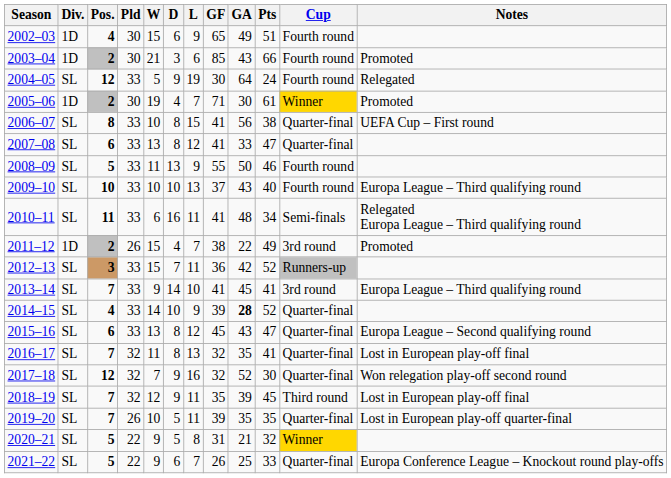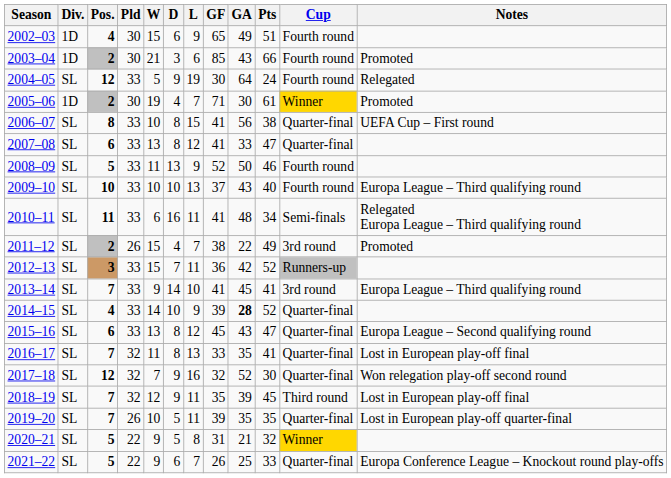(218, 166) 55 -> (218, 166) 52
(70, 246) 1D -> (69, 246) SL
(218, 354) 32 -> (218, 354) 33
